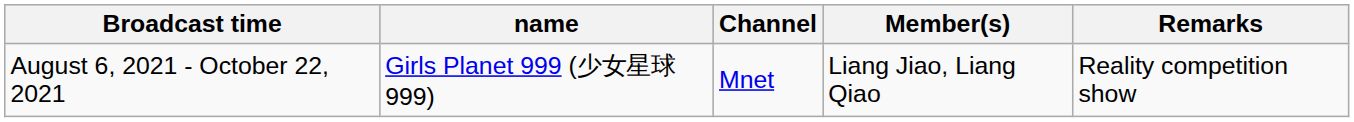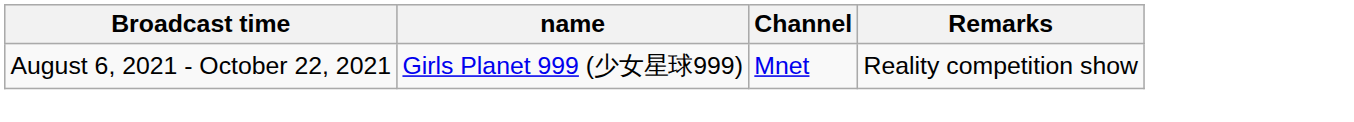- column: (948, 24)
